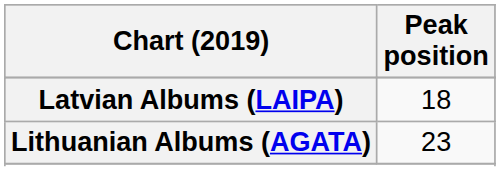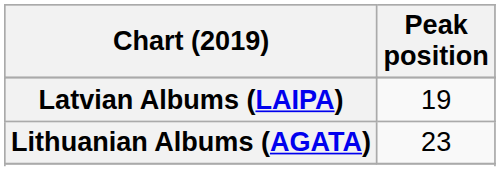(436, 99) 18 -> (436, 99) 19
